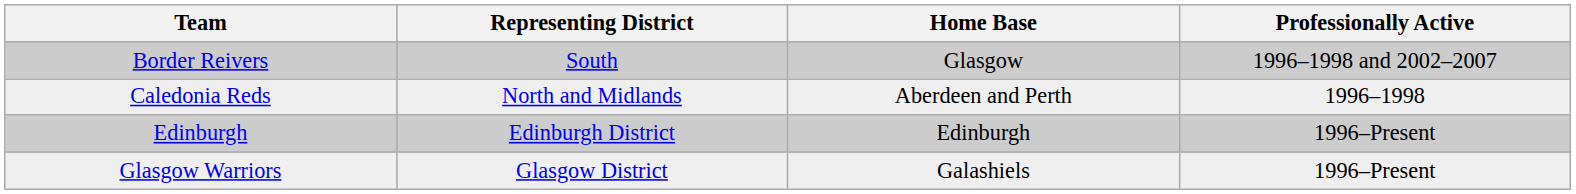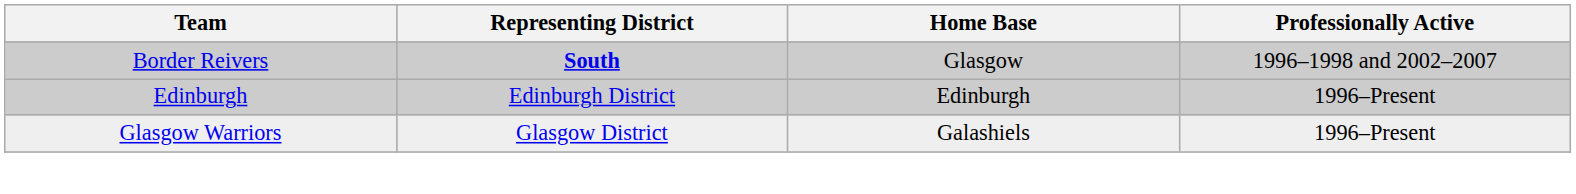(592, 60) normal -> (592, 60) bold
- row: (200, 96)
